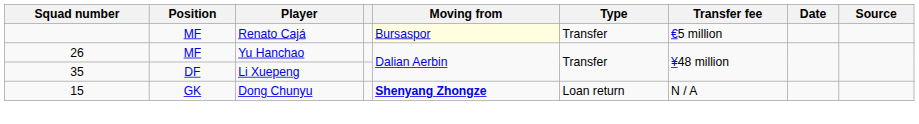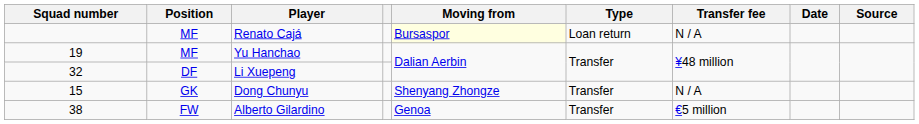(585, 33) Transfer -> (600, 33) Loan return
(697, 33) €5 million -> (688, 33) N / A
(77, 53) 26 -> (76, 53) 19
(77, 72) 35 -> (76, 72) 32
(431, 91) bold -> (447, 91) normal
(594, 91) Loan return -> (591, 91) Transfer
+ row: (279, 110)
